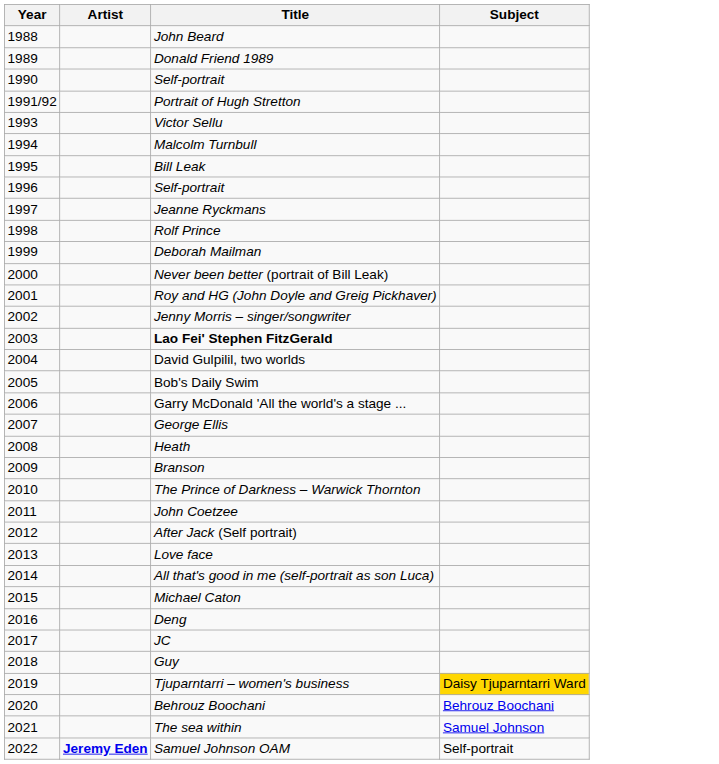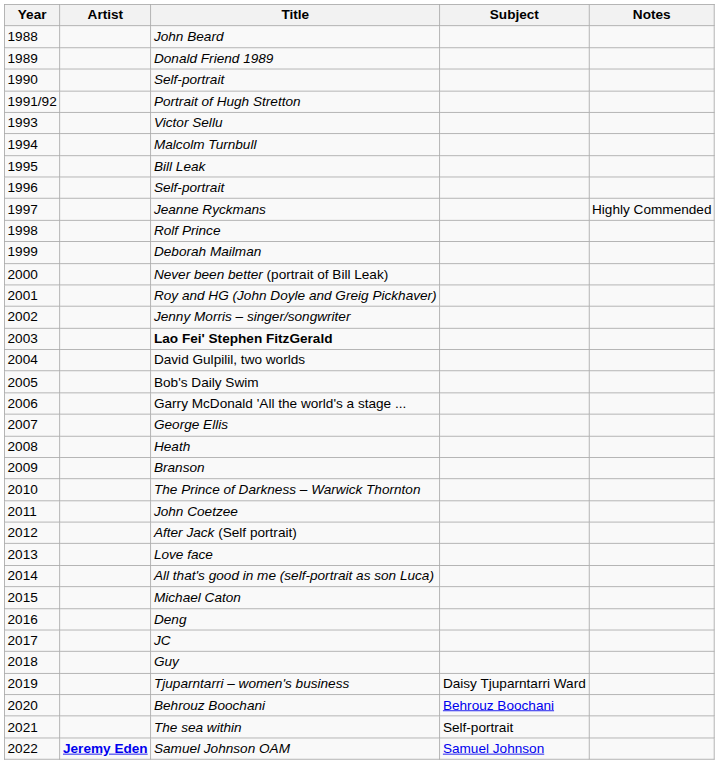+ column: (652, 15)
(514, 683) gold background -> (514, 683) no background
(494, 727) Samuel Johnson -> (478, 727) Self-portrait
(478, 748) Self-portrait -> (494, 748) Samuel Johnson
